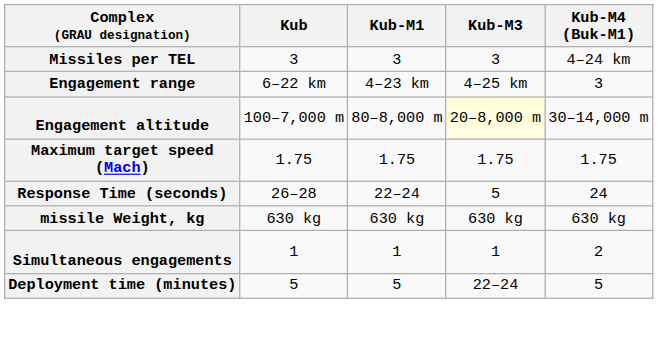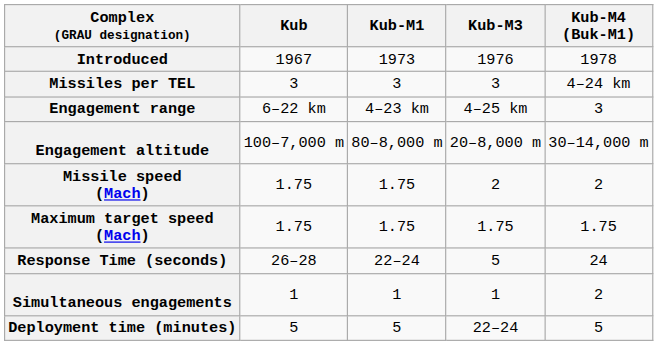+ row: (122, 59)
(495, 118) lightyellow background -> (495, 142) no background
+ row: (122, 185)
- row: (122, 218)
